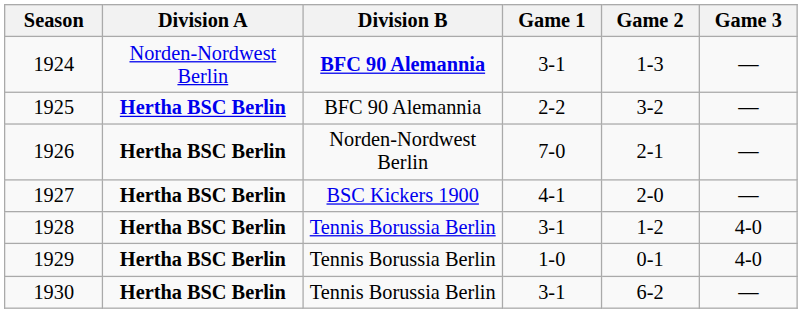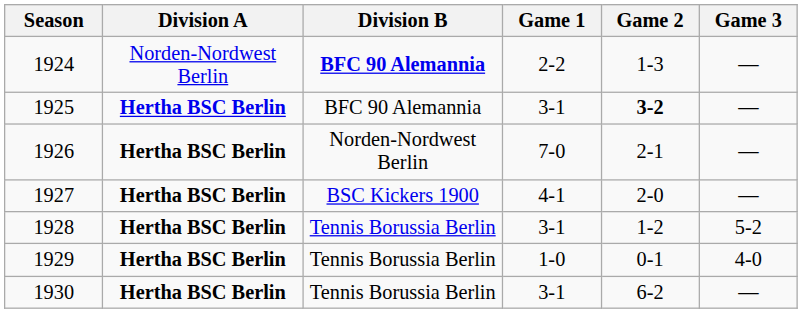(552, 64) 3-1 -> (552, 64) 2-2
(552, 107) 2-2 -> (552, 107) 3-1
(650, 107) normal -> (650, 107) bold
(748, 227) 4-0 -> (748, 227) 5-2
